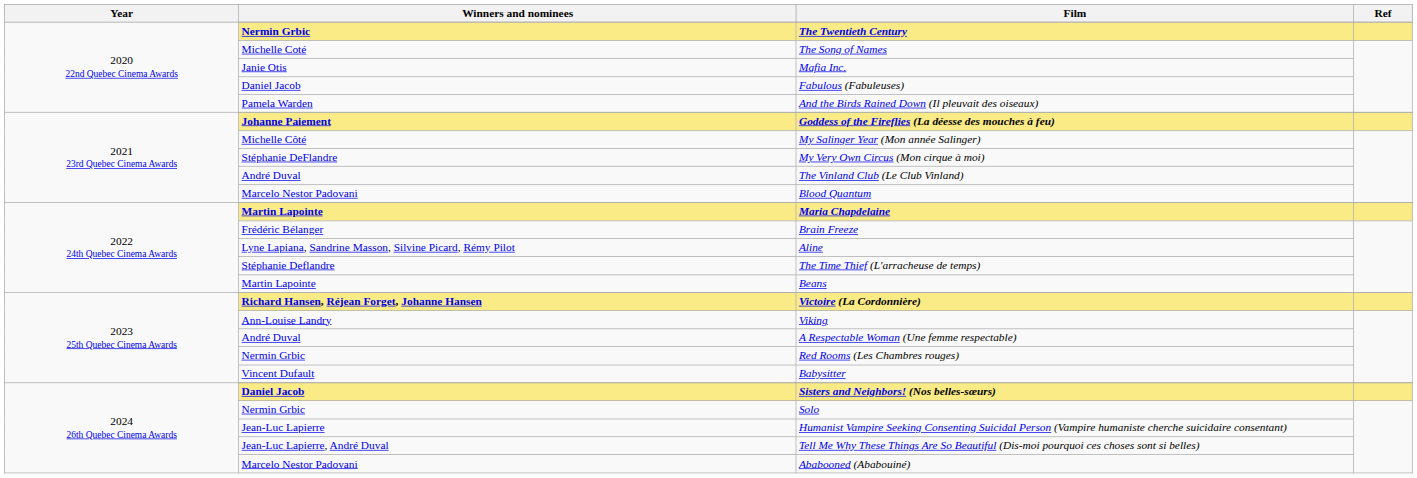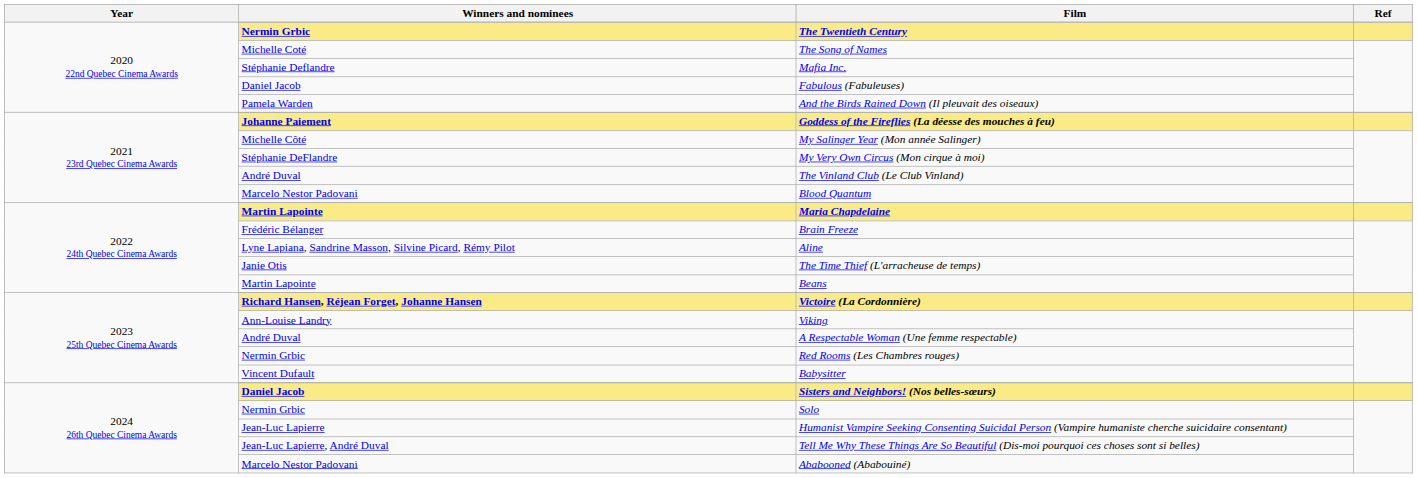(264, 67) Janie Otis -> (288, 67) Stéphanie Deflandre
(288, 265) Stéphanie Deflandre -> (264, 265) Janie Otis
